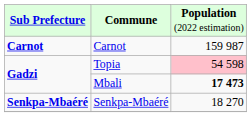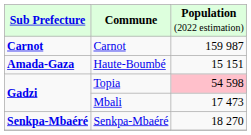+ row: (130, 64)
(227, 83) bold -> (227, 102) normal
